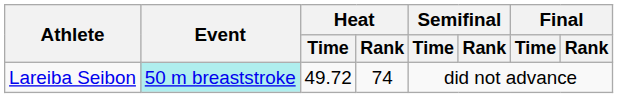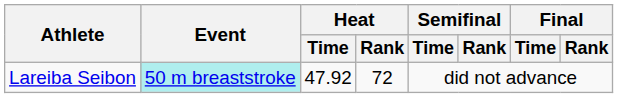(328, 78) 49.72 -> (328, 78) 47.92
(382, 78) 74 -> (382, 78) 72
